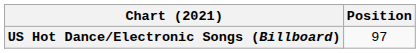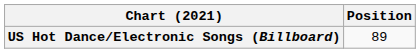(379, 38) 97 -> (379, 38) 89
